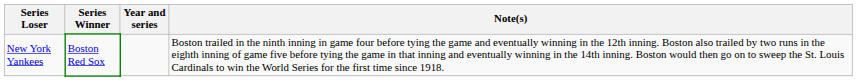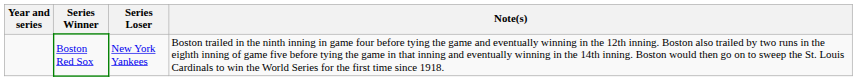columns swapped: (145, 19) <-> (35, 19)
